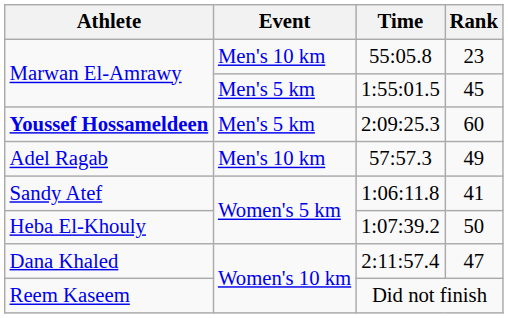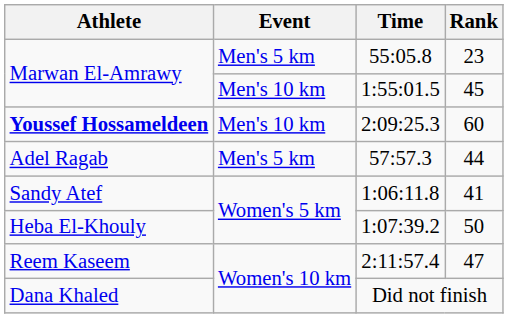(272, 56) Men's 10 km -> (266, 56) Men's 5 km
(266, 90) Men's 5 km -> (272, 90) Men's 10 km
(266, 124) Men's 5 km -> (272, 124) Men's 10 km
(272, 158) Men's 10 km -> (266, 158) Men's 5 km
(474, 158) 49 -> (474, 158) 44
(64, 261) Dana Khaled -> (70, 261) Reem Kaseem
(70, 295) Reem Kaseem -> (64, 295) Dana Khaled
